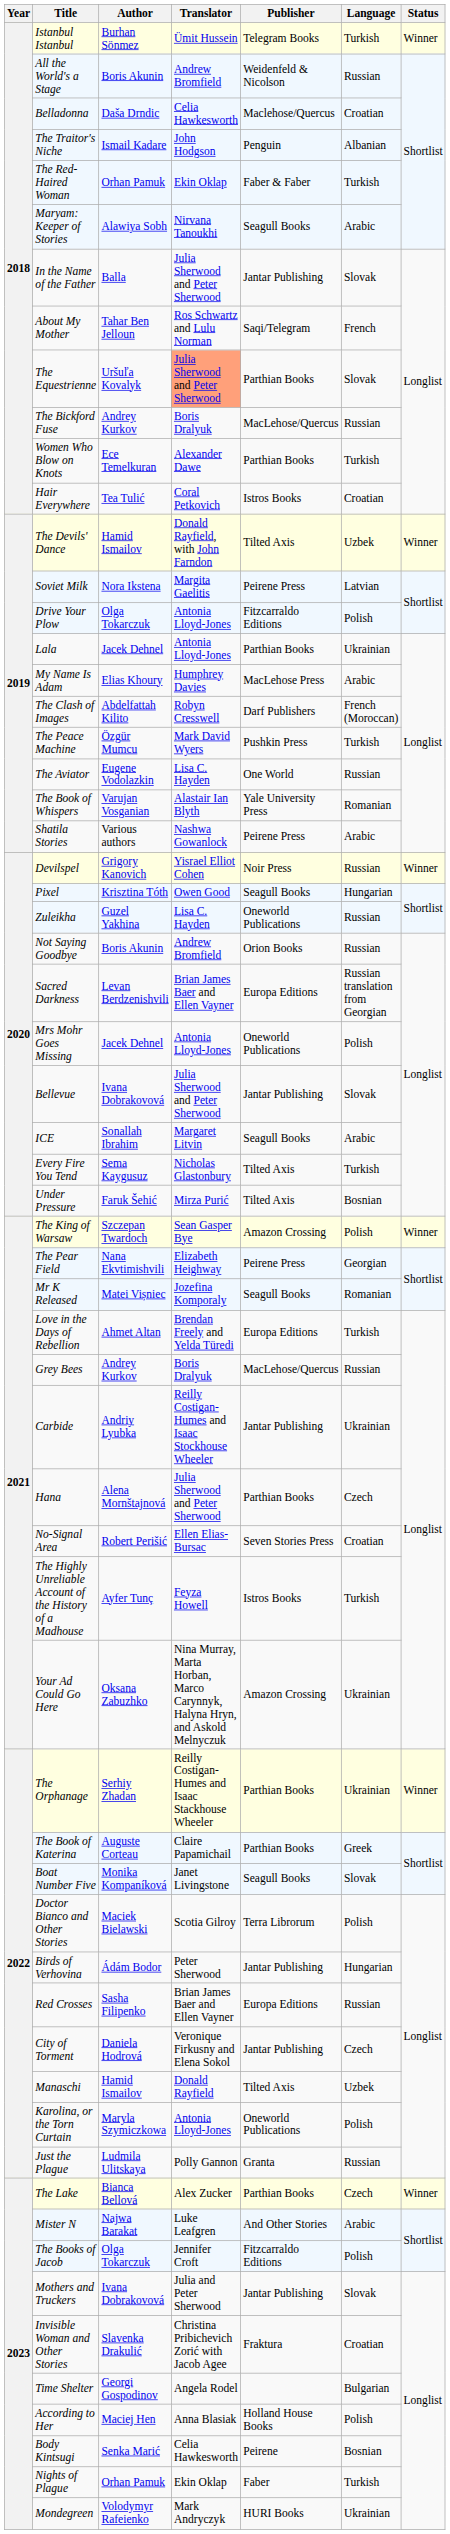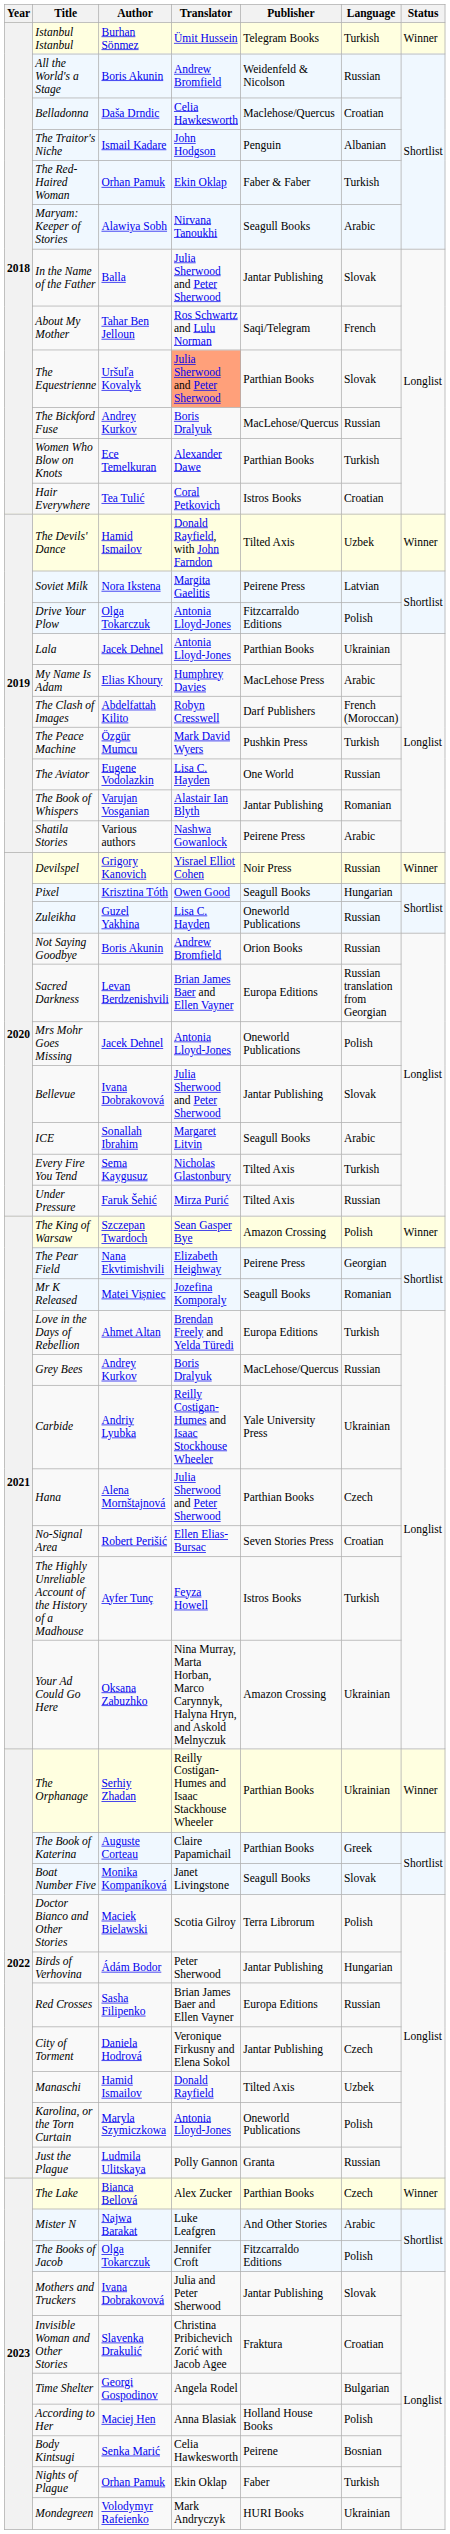(279, 805) Yale University Press -> (283, 805) Jantar Publishing
(363, 1200) Bosnian -> (362, 1200) Russian
(283, 1427) Jantar Publishing -> (279, 1427) Yale University Press
